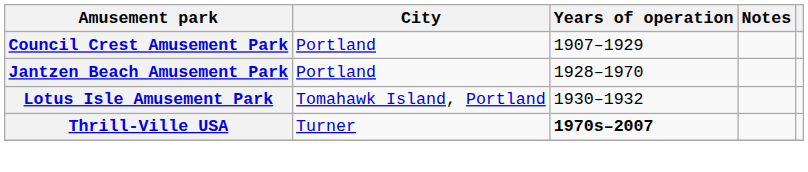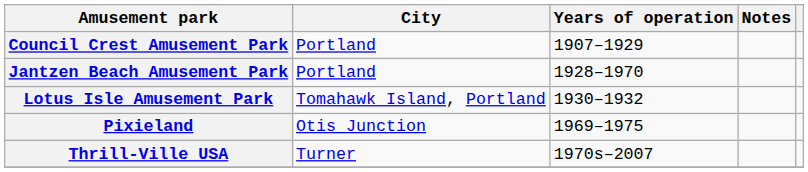+ row: (148, 127)
(604, 127) bold -> (604, 154) normal
